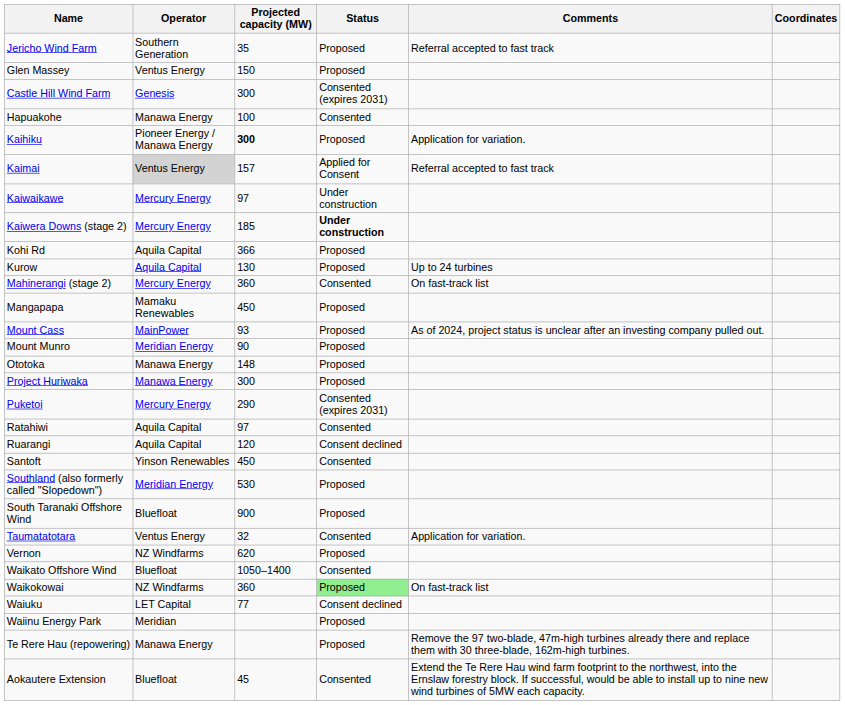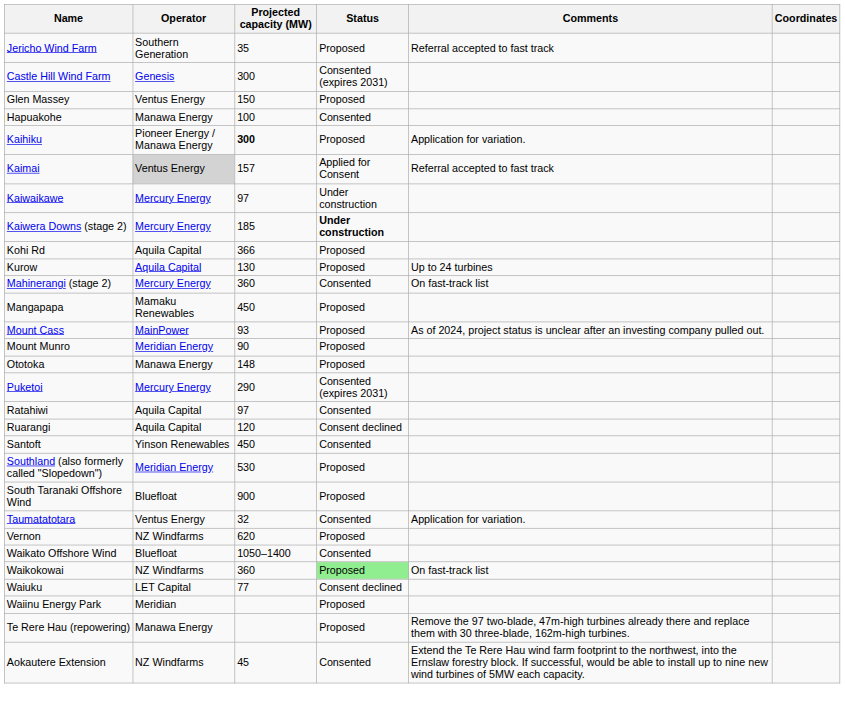rows swapped: (59, 94) <-> (38, 71)
- row: (47, 381)
(156, 679) Bluefloat -> (169, 662) NZ Windfarms
